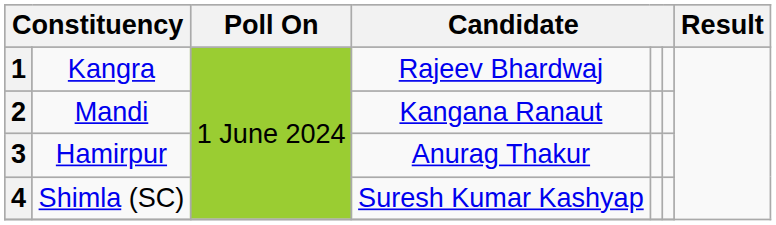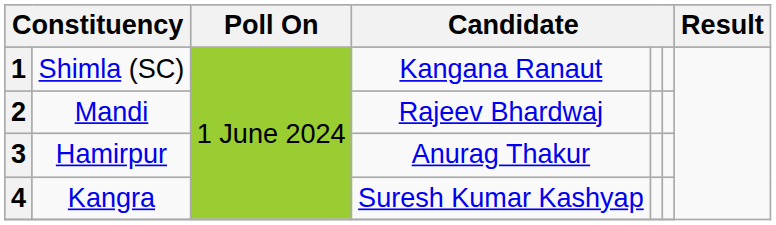(111, 68) Kangra -> (111, 68) Shimla (SC)
(501, 68) Rajeev Bhardwaj -> (501, 68) Kangana Ranaut
(501, 111) Kangana Ranaut -> (501, 111) Rajeev Bhardwaj
(111, 197) Shimla (SC) -> (111, 197) Kangra
